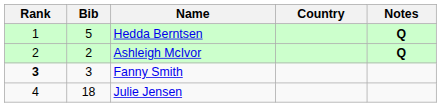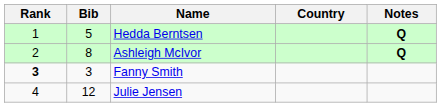(89, 53) 2 -> (89, 53) 8
(89, 92) 18 -> (89, 92) 12
